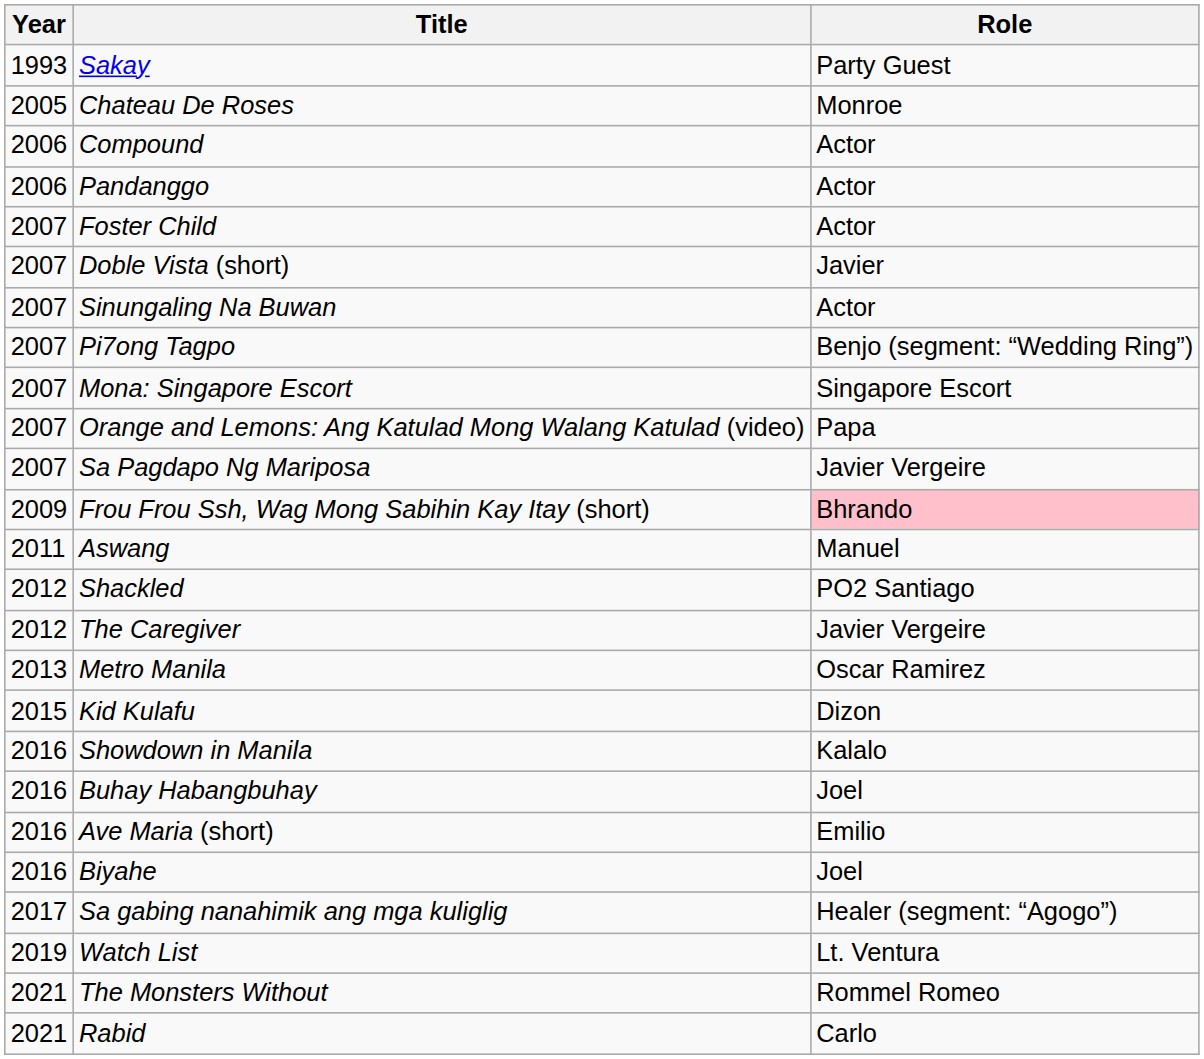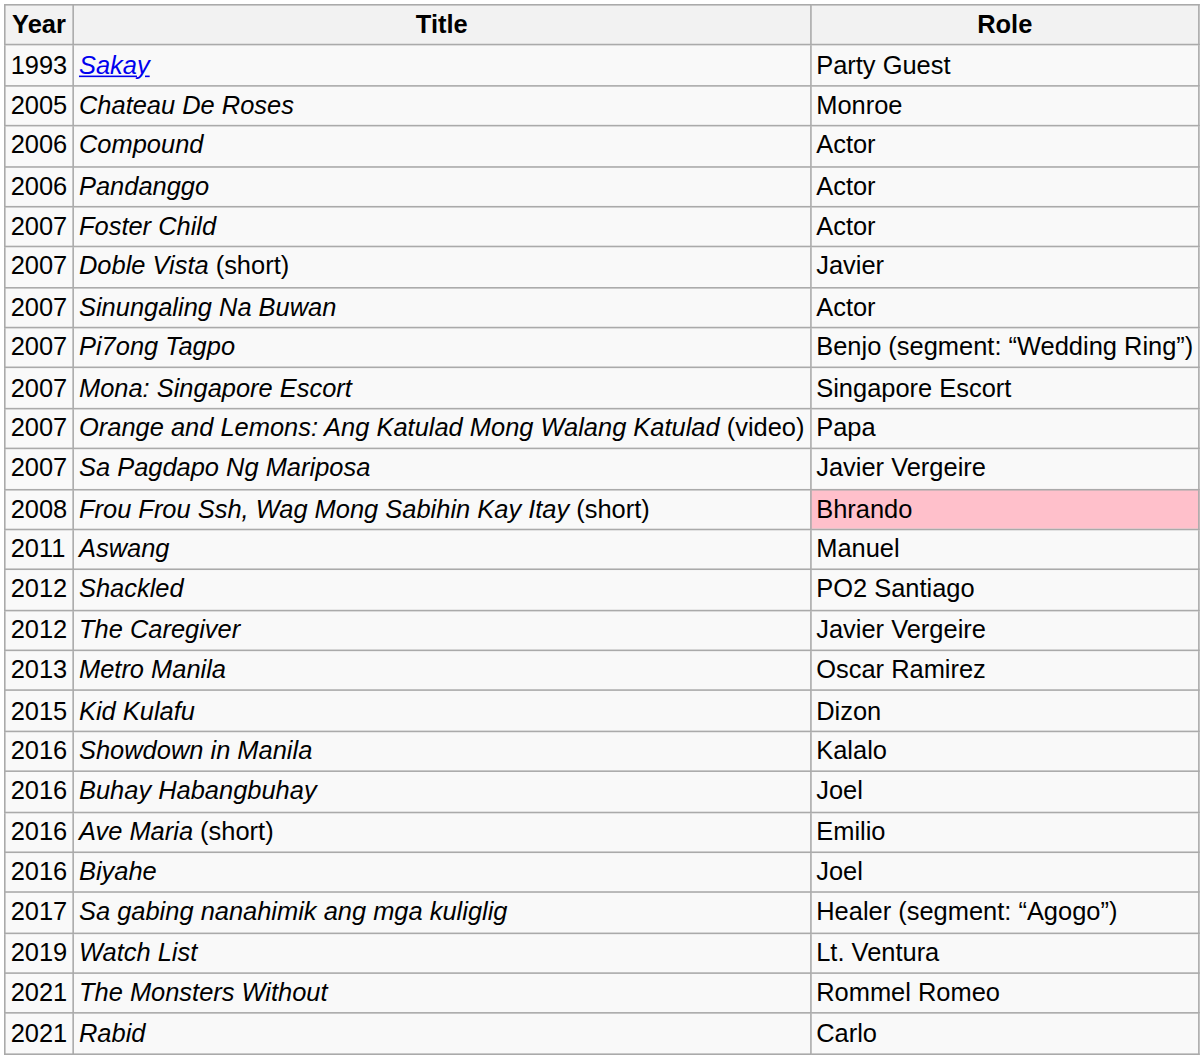(39, 508) 2009 -> (39, 508) 2008
